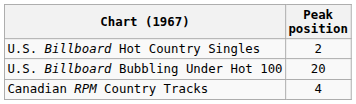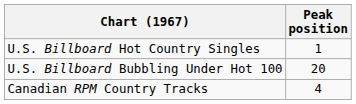(318, 49) 2 -> (318, 49) 1
